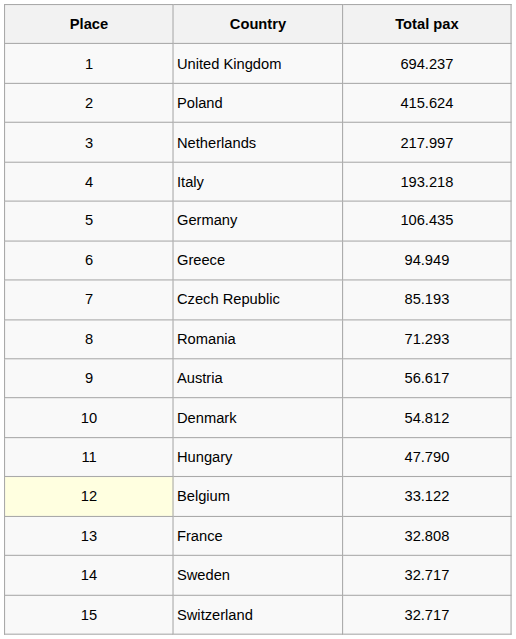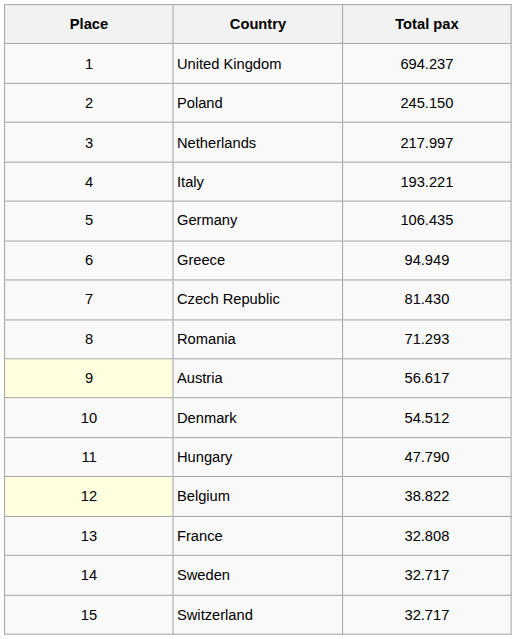(427, 103) 415.624 -> (427, 103) 245.150
(427, 181) 193.218 -> (427, 181) 193.221
(427, 299) 85.193 -> (427, 299) 81.430
(89, 378) no background -> (89, 378) lightyellow background
(427, 417) 54.812 -> (427, 417) 54.512
(427, 496) 33.122 -> (427, 496) 38.822
